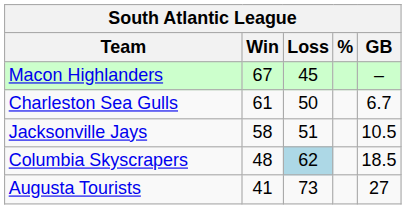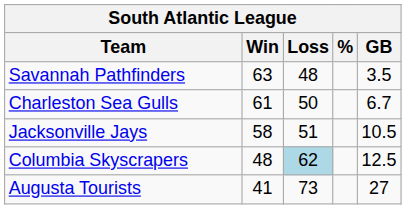- row: (86, 75)
+ row: (97, 75)
(379, 160) 18.5 -> (379, 160) 12.5
